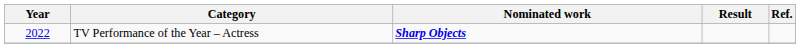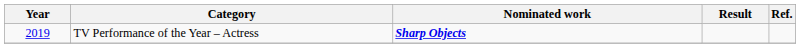(38, 33) 2022 -> (38, 33) 2019
